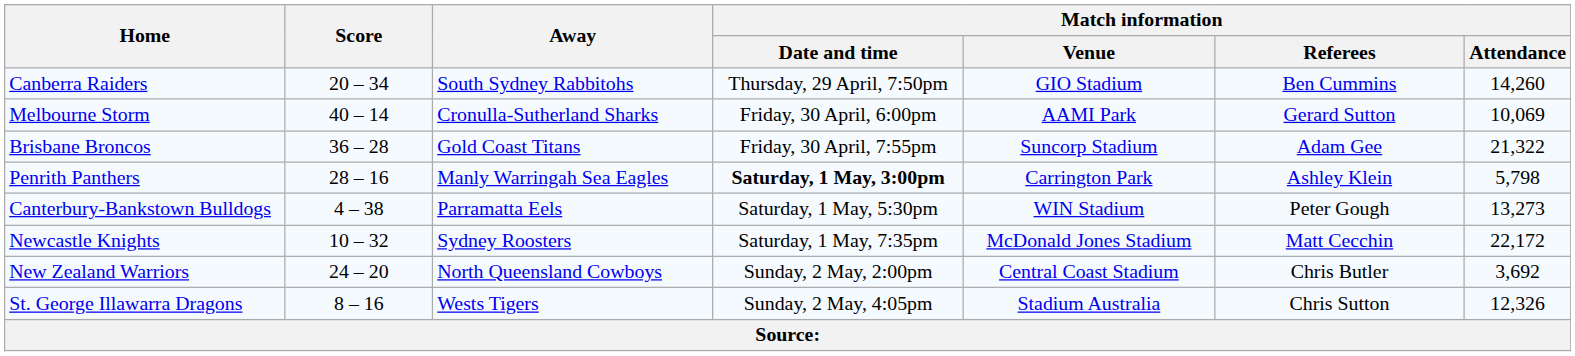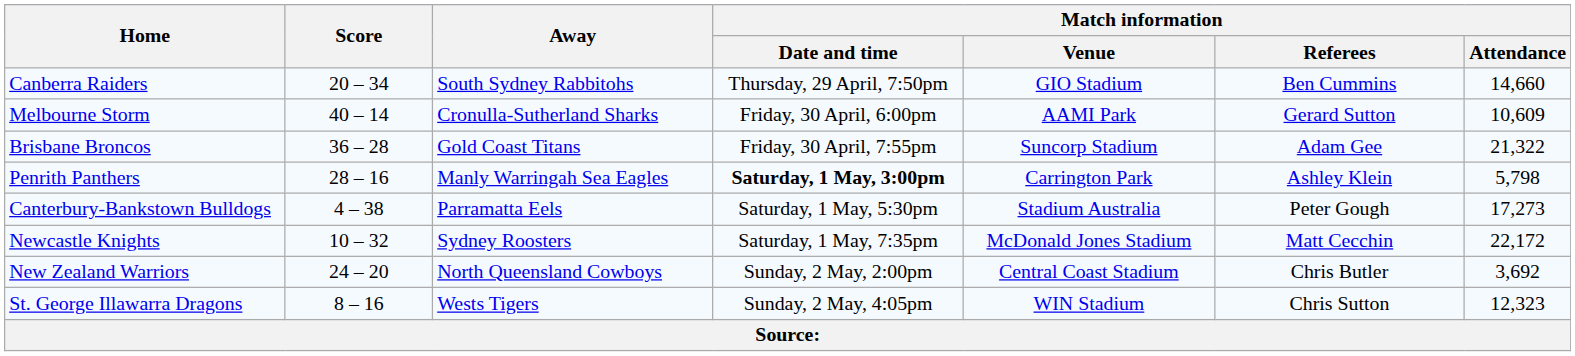(1518, 83) 14,260 -> (1518, 83) 14,660
(1518, 114) 10,069 -> (1518, 114) 10,609
(1089, 209) WIN Stadium -> (1089, 209) Stadium Australia
(1518, 209) 13,273 -> (1518, 209) 17,273
(1089, 303) Stadium Australia -> (1089, 303) WIN Stadium
(1518, 303) 12,326 -> (1518, 303) 12,323
